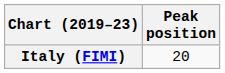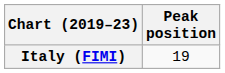(181, 57) 20 -> (181, 57) 19
